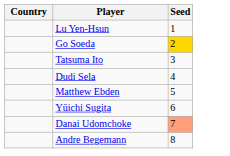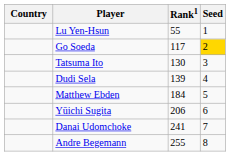+ column: (184, 13)
(173, 124) lightsalmon background -> (205, 127) no background
